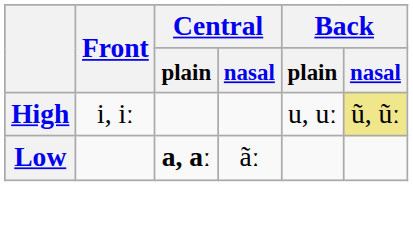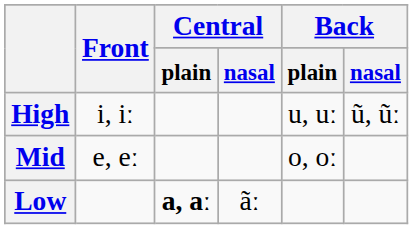(375, 113) khaki background -> (375, 113) no background
+ row: (40, 157)
